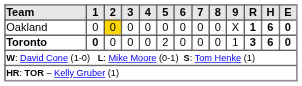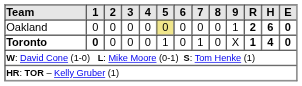(113, 27) gold background -> (113, 27) no background
(165, 27) no background -> (165, 27) khaki background
(235, 27) X -> (235, 27) 1
(253, 27) 1 -> (253, 27) 2
(165, 42) 2 -> (165, 42) 1
(200, 42) 0 -> (200, 42) 1
(235, 42) 1 -> (235, 42) X
(253, 42) 3 -> (253, 42) 1
(270, 42) 6 -> (270, 42) 4
